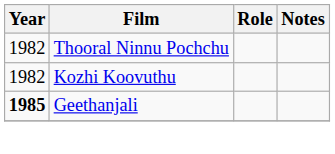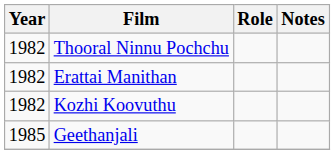+ row: (115, 76)
(27, 105) bold -> (27, 134) normal
